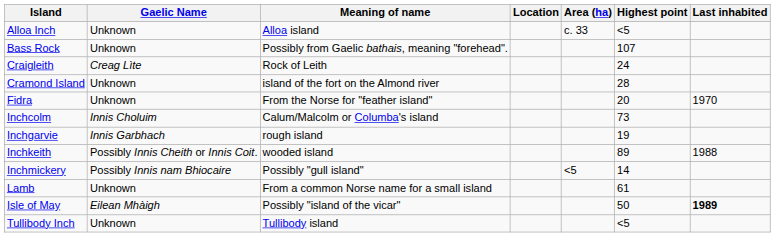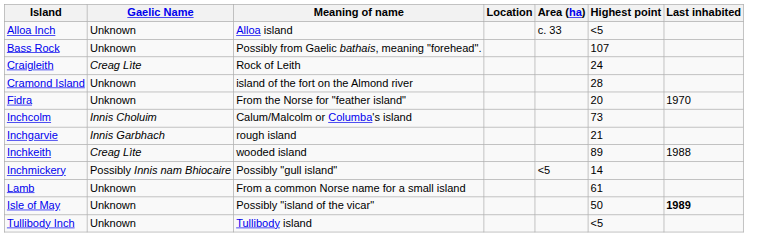(623, 135) 19 -> (597, 135) 21
(174, 153) Possibly Innis Cheith or Innis Coit. -> (116, 153) Creag Lìte
(125, 205) Eilean Mhàigh -> (113, 205) Unknown
